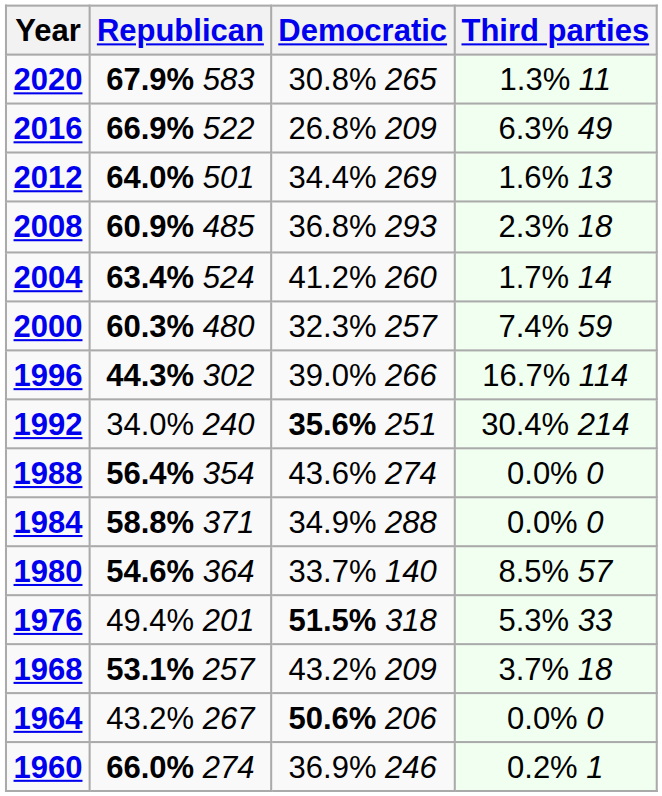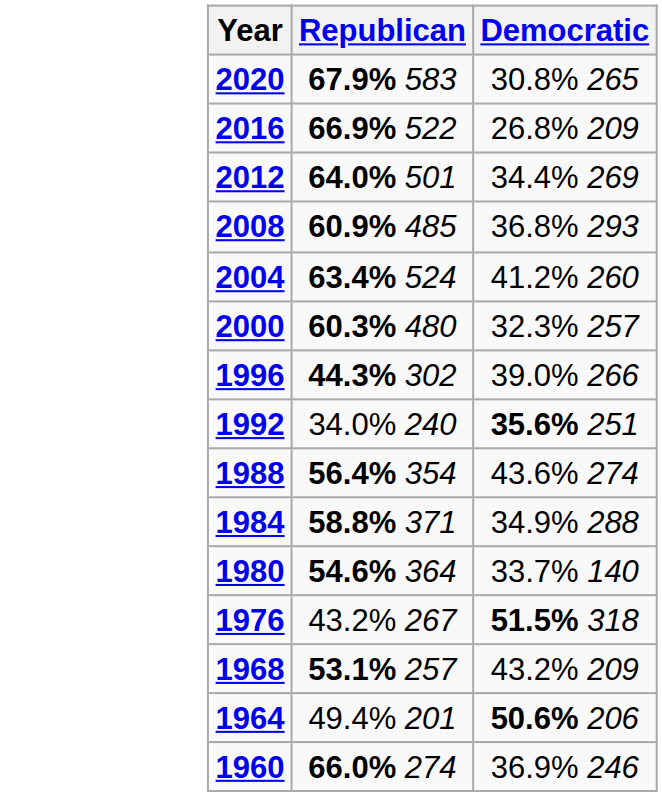- column: (555, 31)
(180, 620) 49.4% 201 -> (382, 620) 43.2% 267
(180, 718) 43.2% 267 -> (382, 718) 49.4% 201
